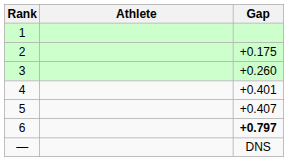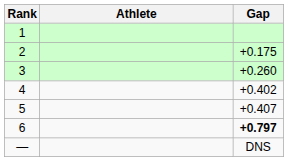(258, 90) +0.401 -> (258, 90) +0.402
